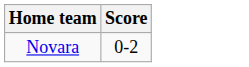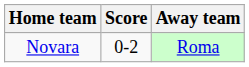+ column: (198, 18)
